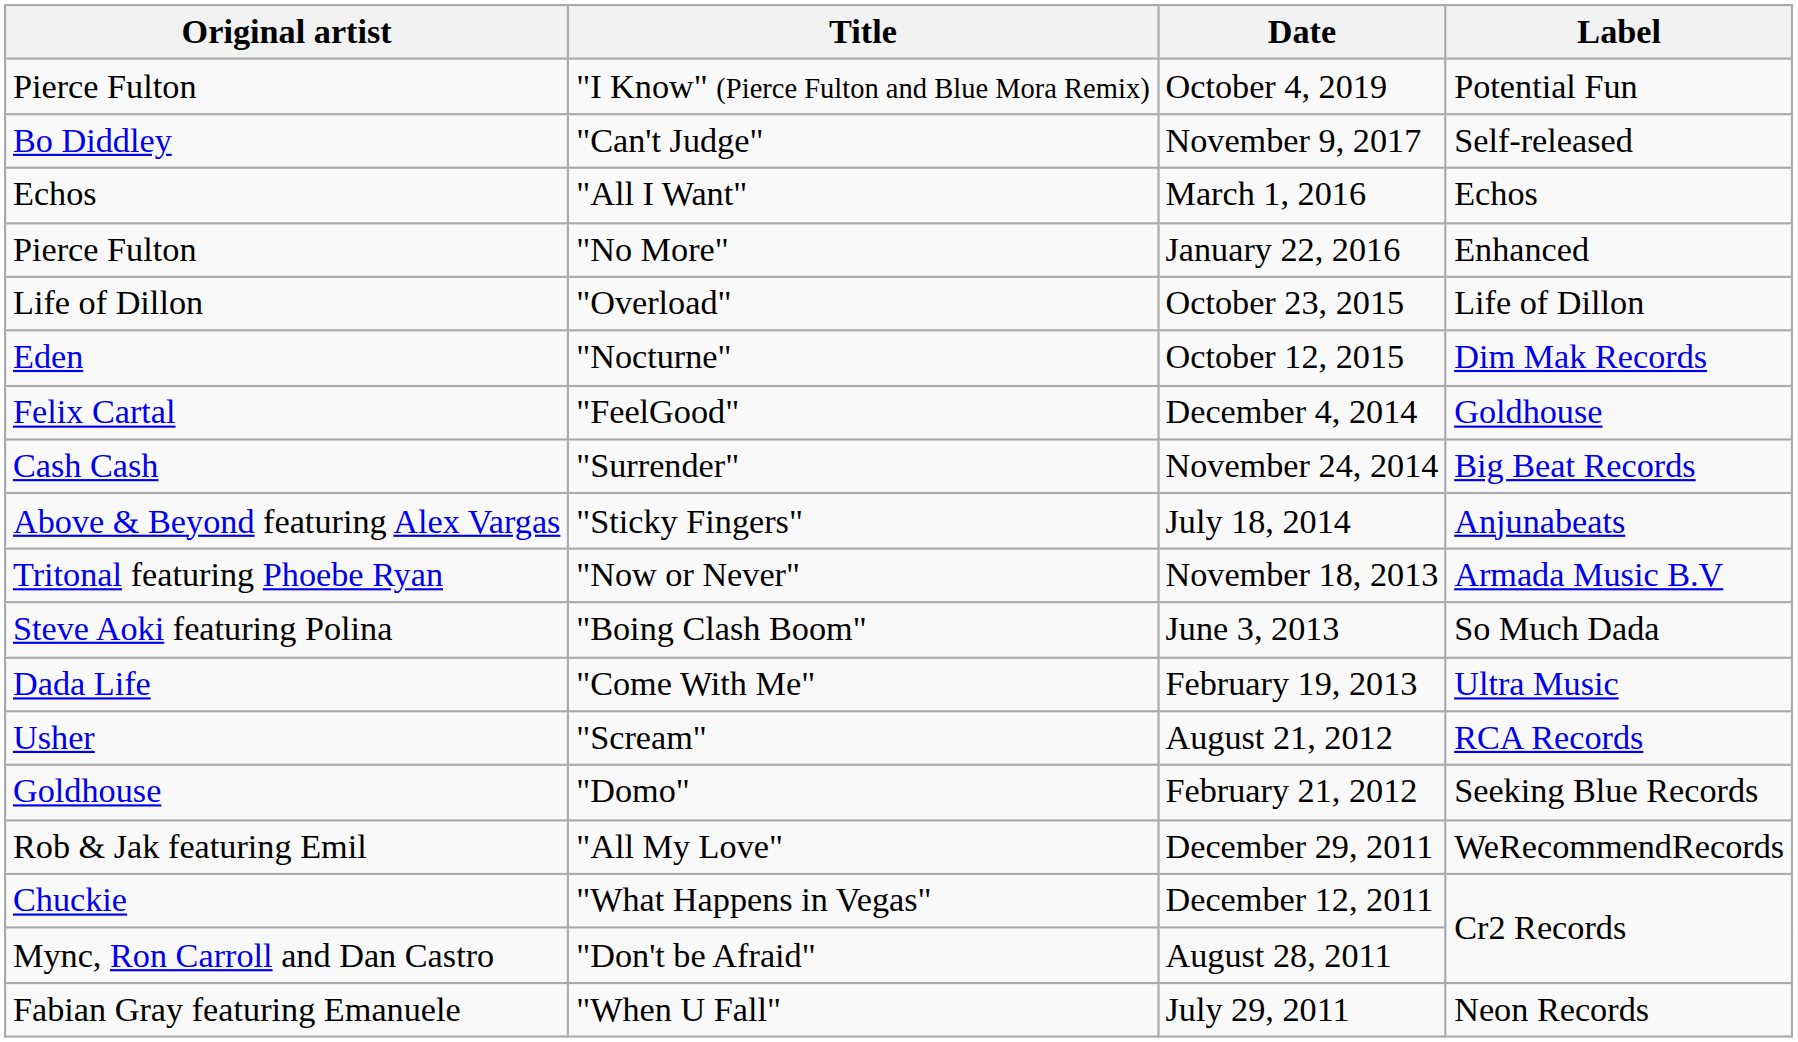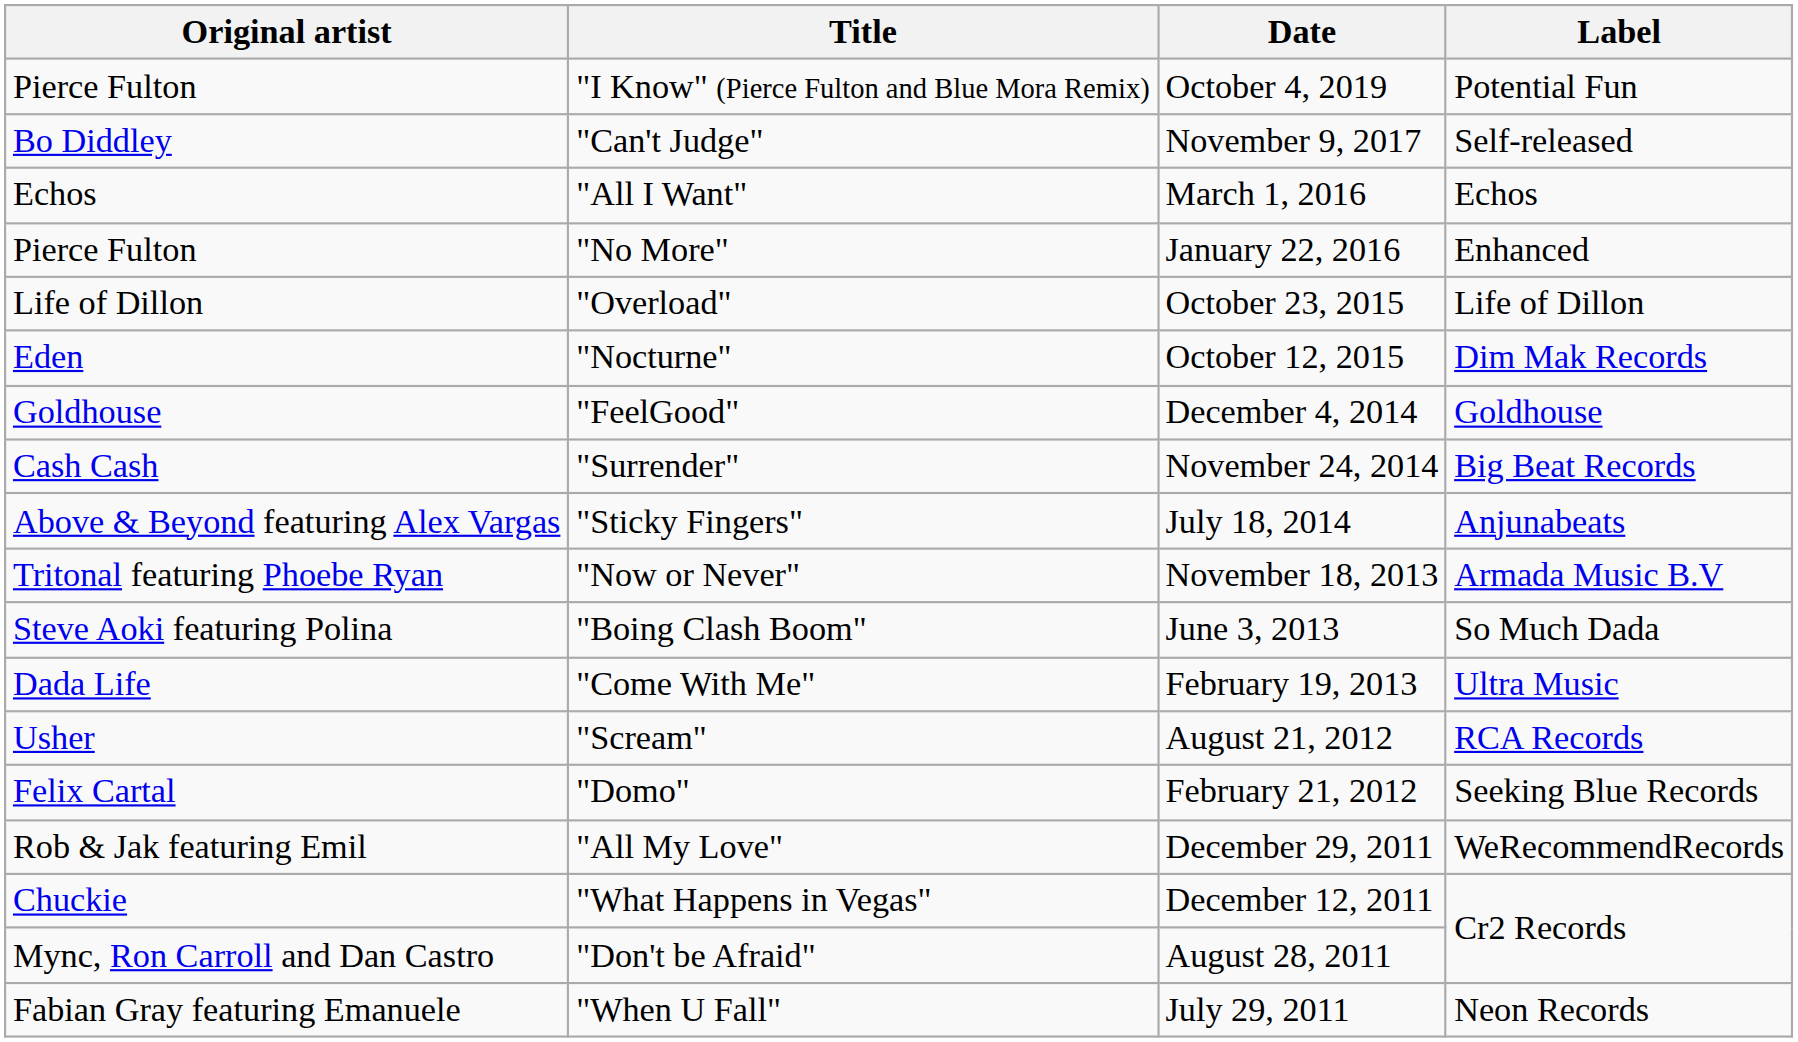(94, 411) Felix Cartal -> (87, 411) Goldhouse
(87, 791) Goldhouse -> (94, 791) Felix Cartal
